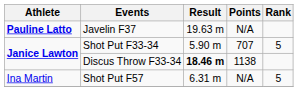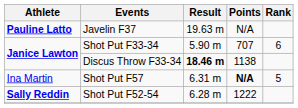(278, 46) 5 -> (278, 46) 6
(245, 78) normal -> (245, 78) bold
+ row: (121, 95)
